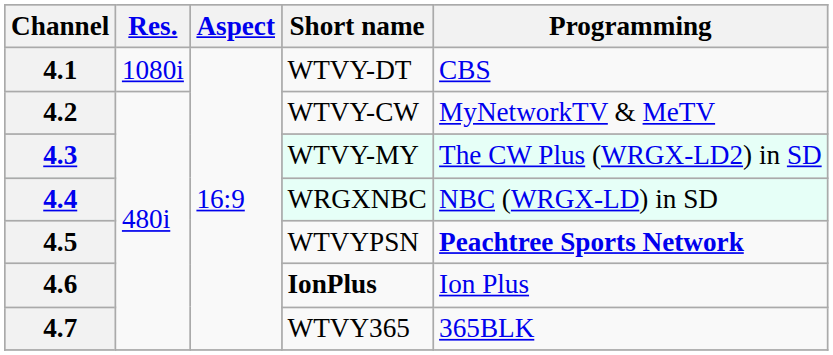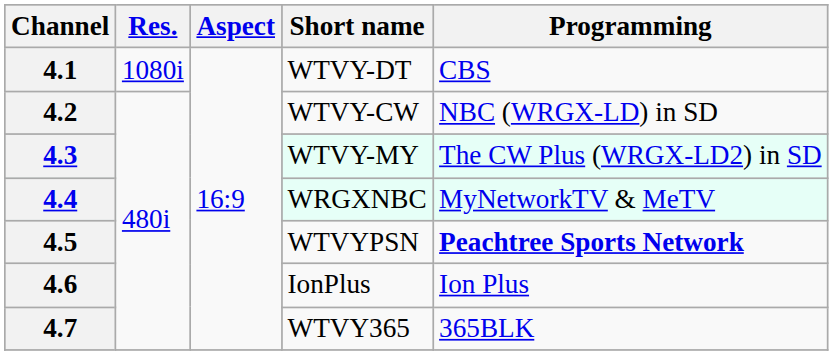(577, 112) MyNetworkTV & MeTV -> (579, 112) NBC (WRGX-LD) in SD
(579, 198) NBC (WRGX-LD) in SD -> (577, 198) MyNetworkTV & MeTV
(332, 284) bold -> (329, 284) normal
